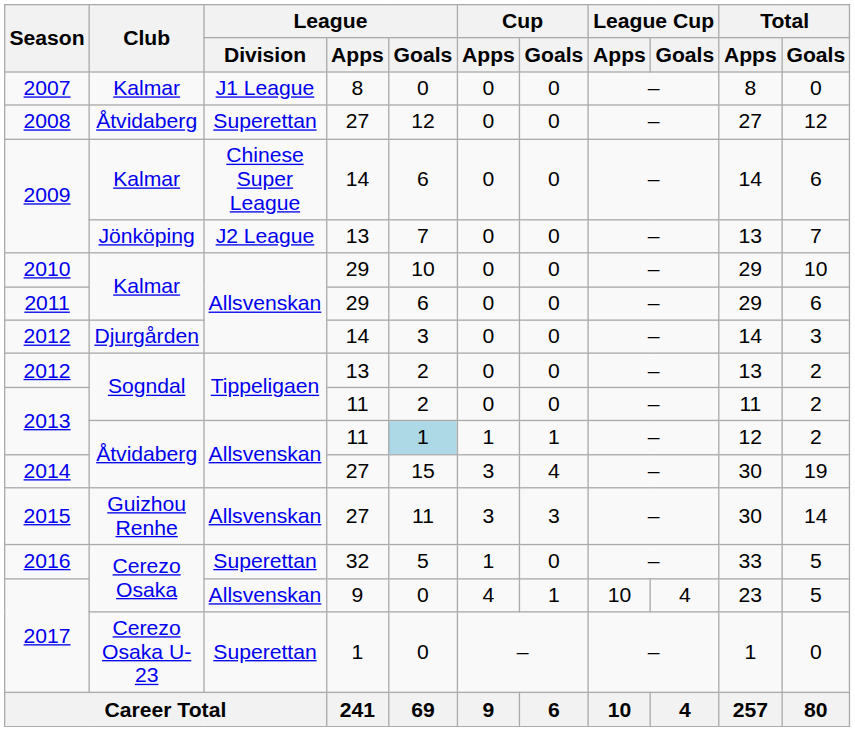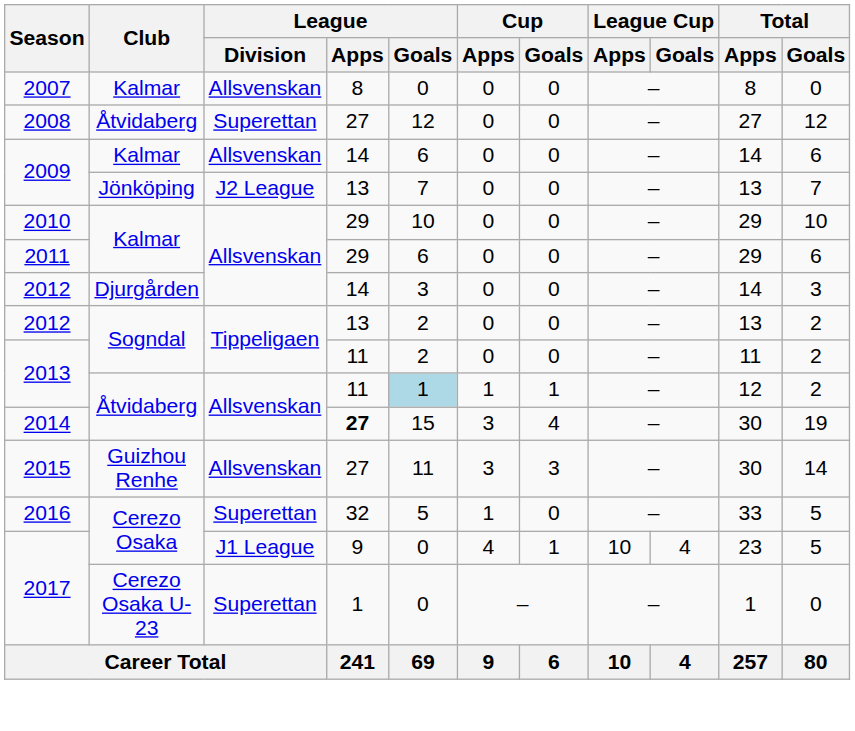(265, 88) J1 League -> (265, 88) Allsvenskan
(265, 178) Chinese Super League -> (265, 155) Allsvenskan
(357, 470) normal -> (357, 423) bold
(265, 594) Allsvenskan -> (265, 547) J1 League
